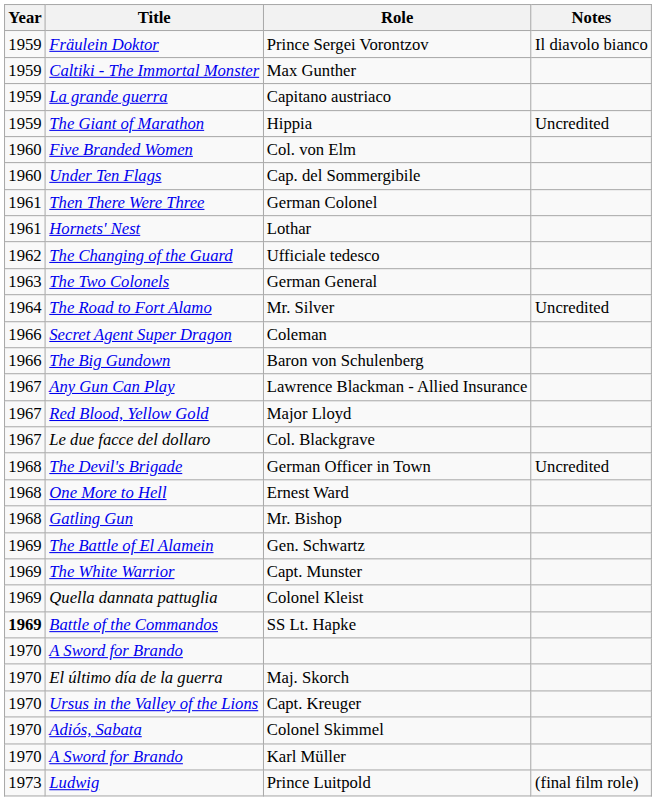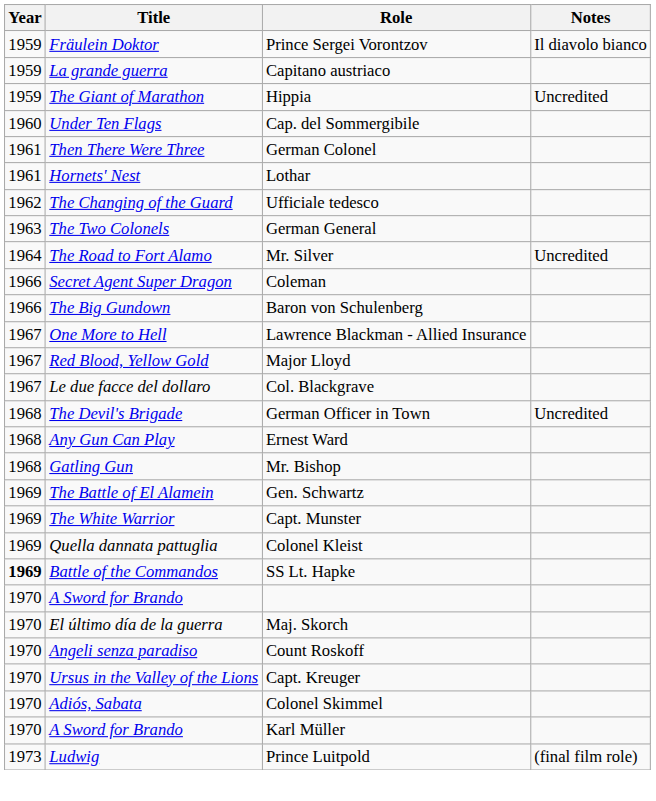- row: (311, 70)
- row: (311, 149)
(112, 387) Any Gun Can Play -> (108, 334) One More to Hell
(108, 492) One More to Hell -> (112, 439) Any Gun Can Play
+ row: (315, 651)
